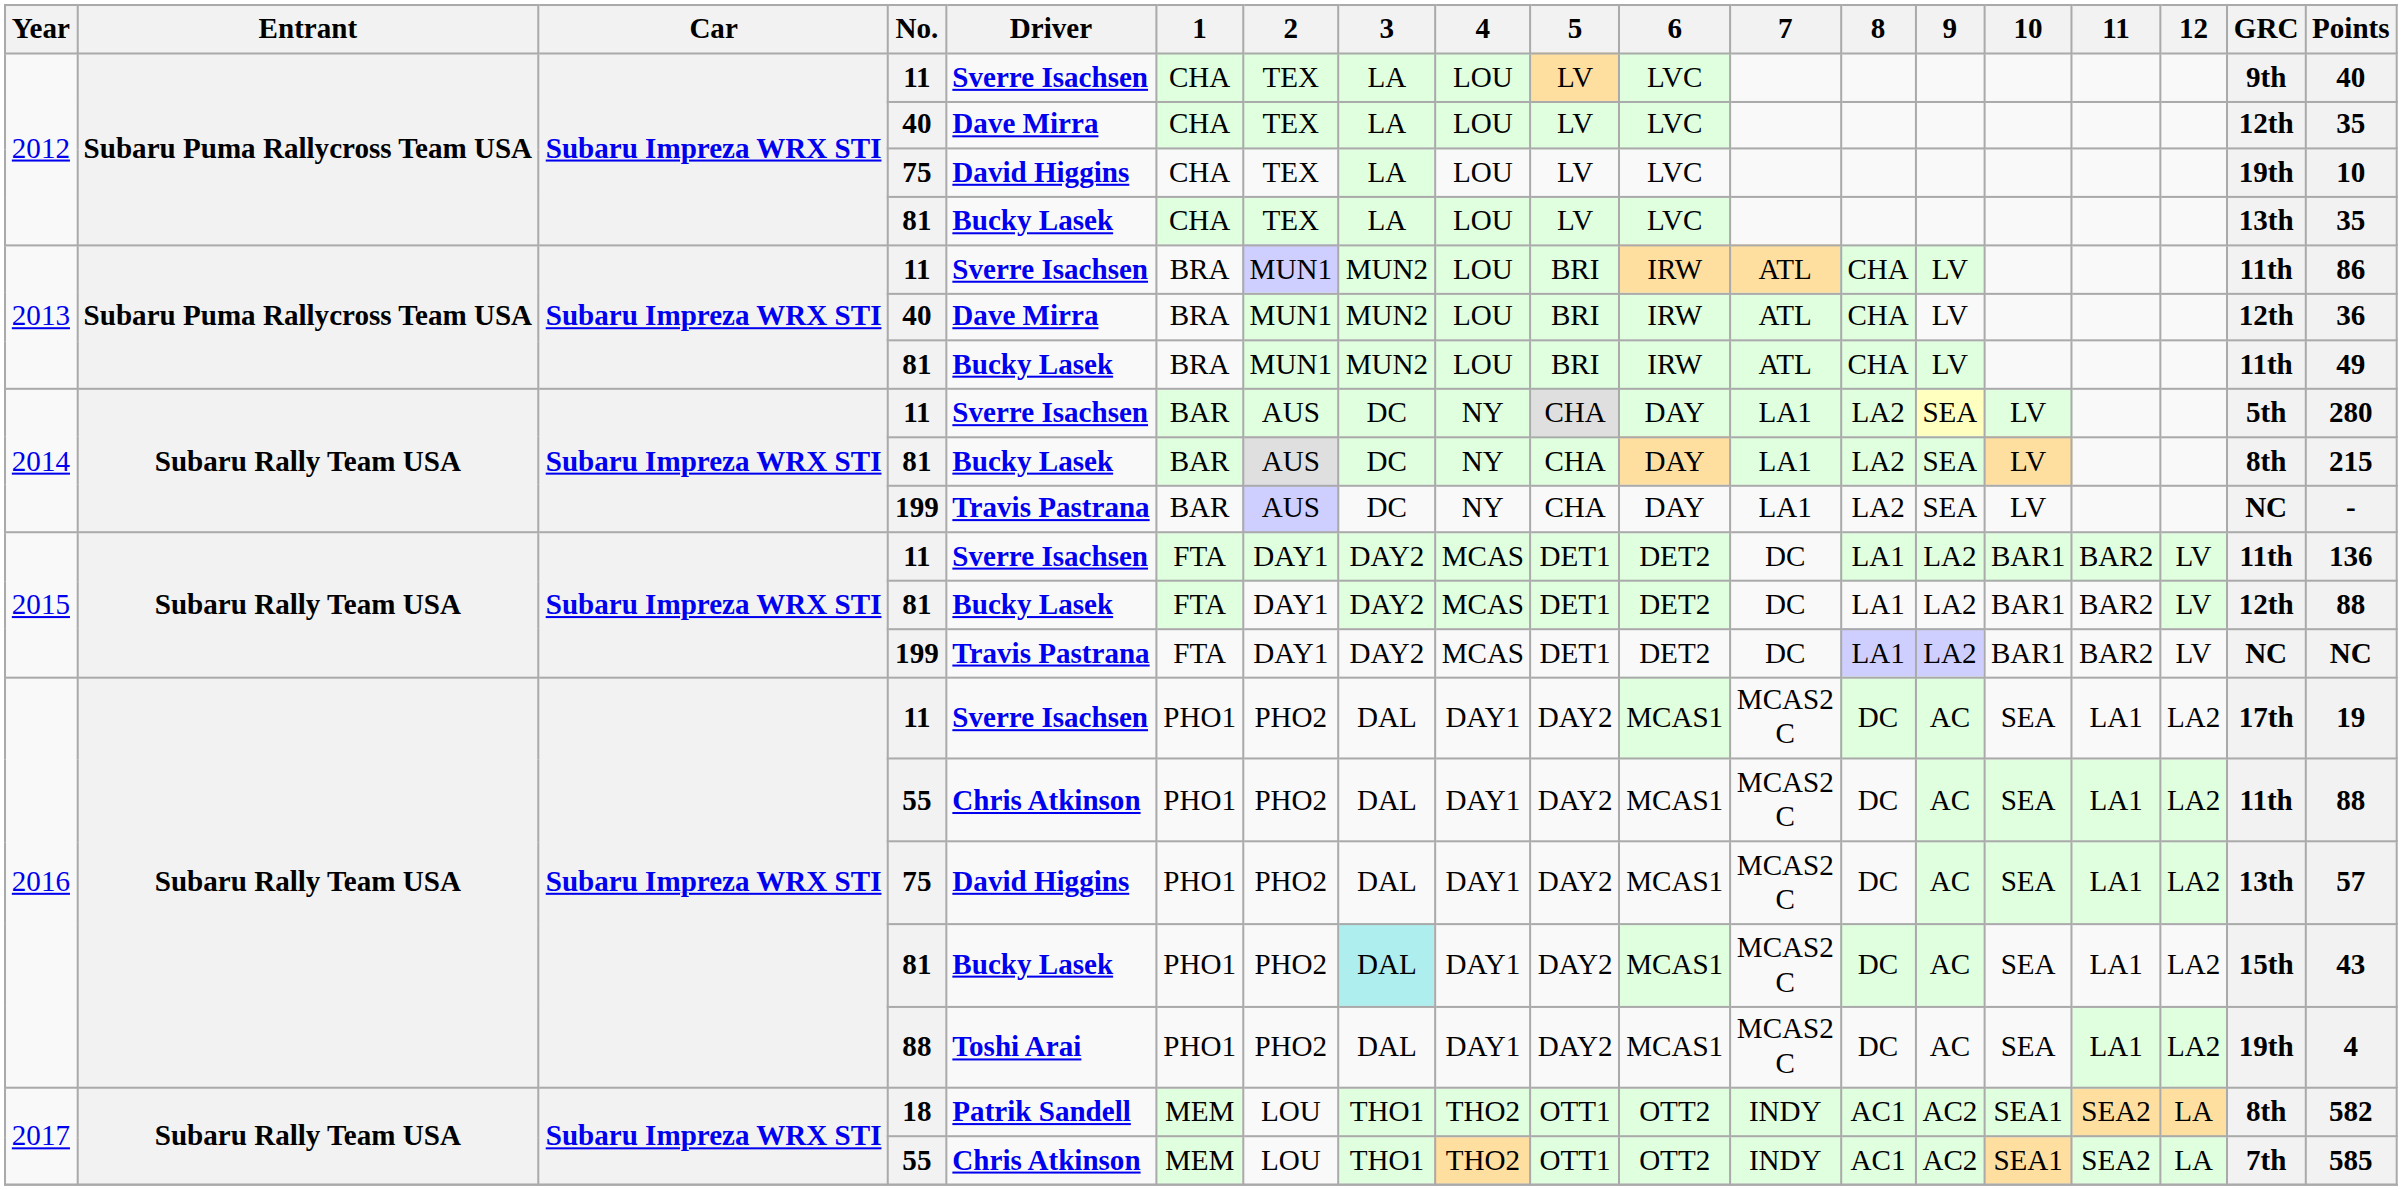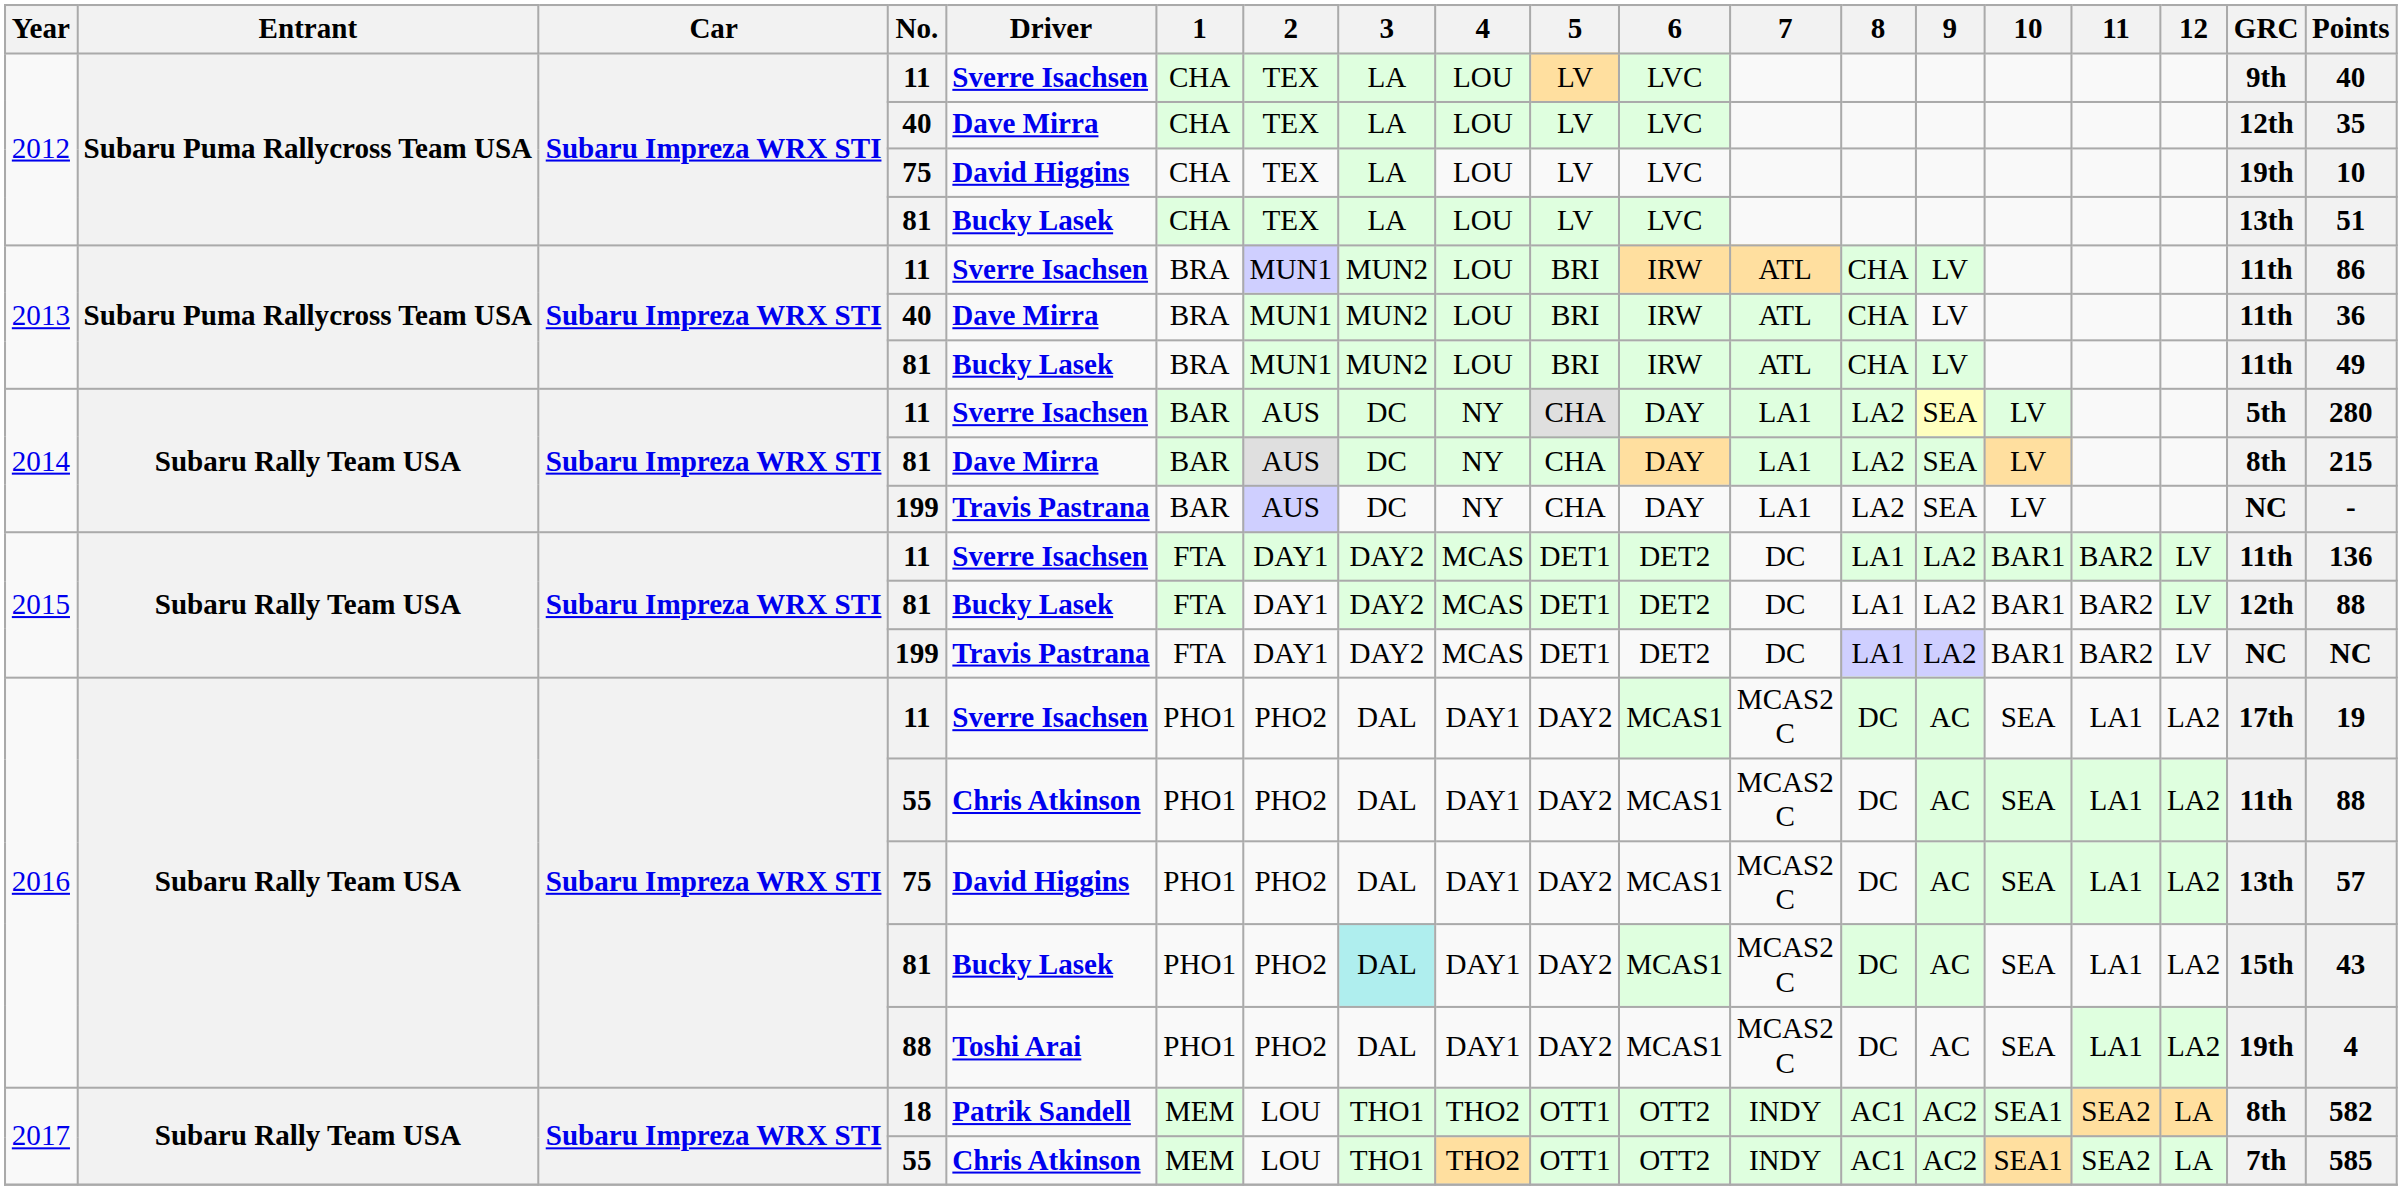(2351, 220) 35 -> (2351, 220) 51
(2266, 316) 12th -> (2266, 316) 11th
(1033, 460) Bucky Lasek -> (1025, 460) Dave Mirra
